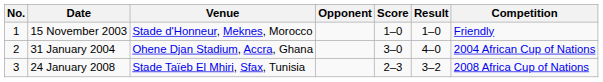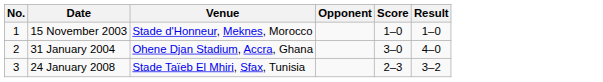- column: (525, 13)
